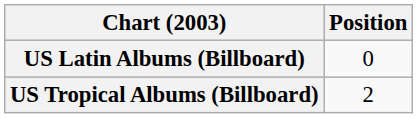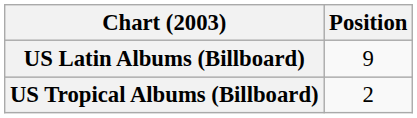(368, 58) 0 -> (368, 58) 9
